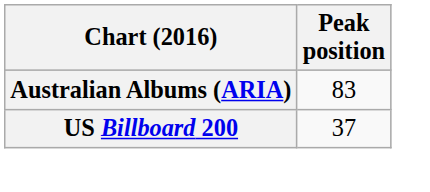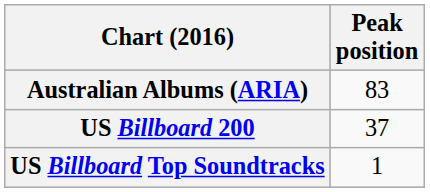+ row: (168, 166)
